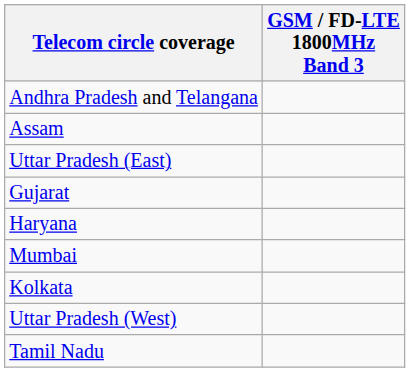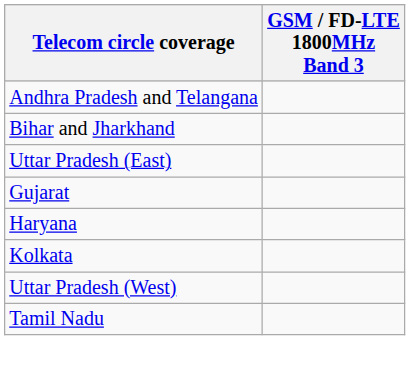- row: (36, 128)
+ row: (92, 128)
- row: (43, 255)
